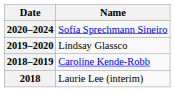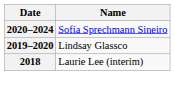- row: (30, 62)
